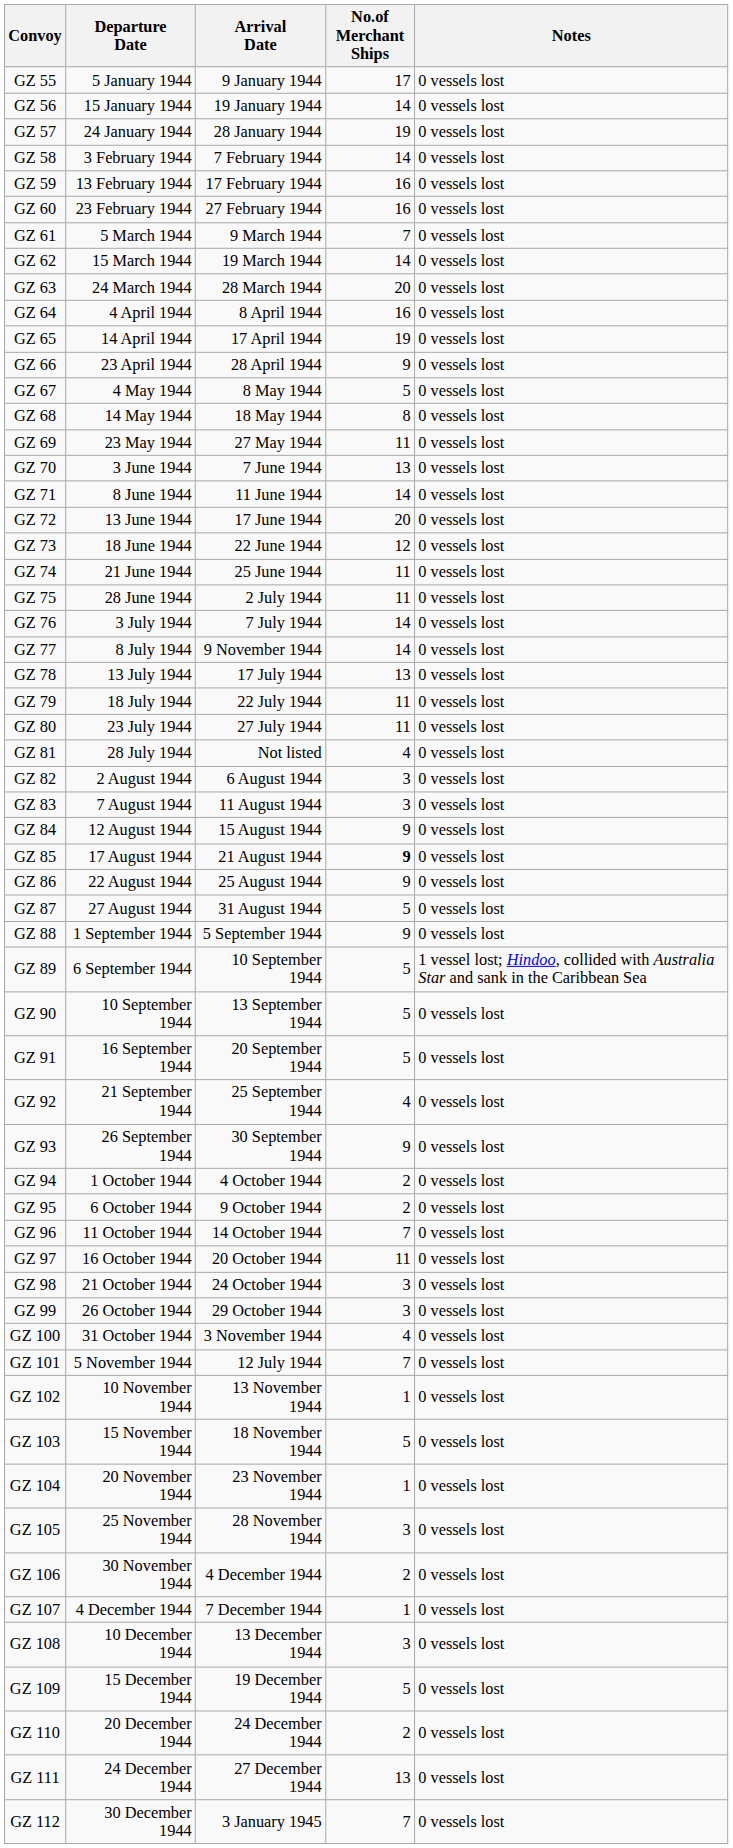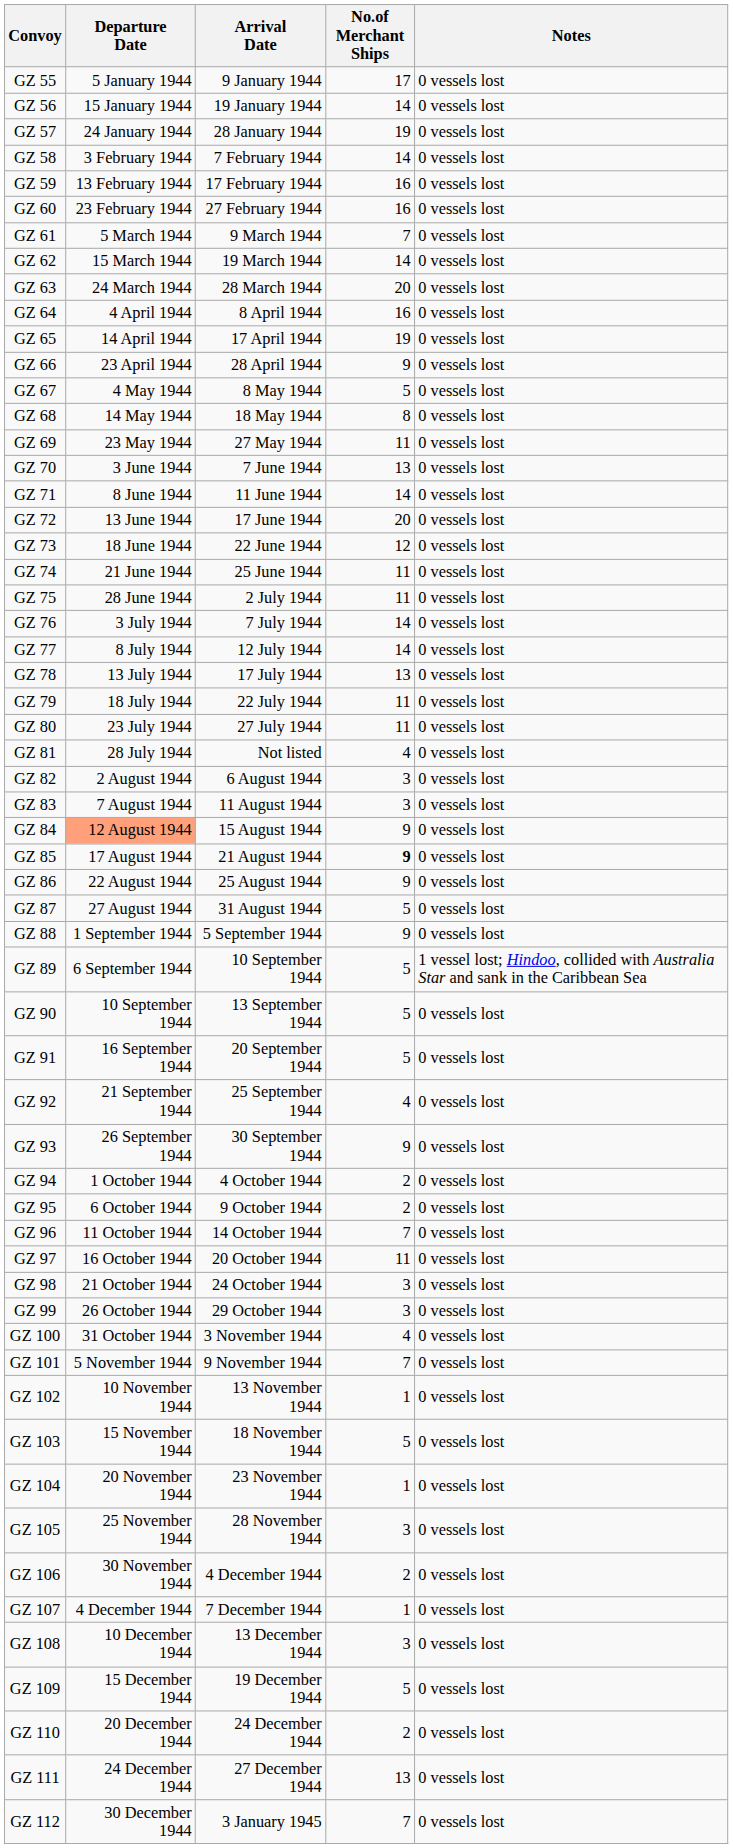(263, 649) 9 November 1944 -> (279, 649) 12 July 1944
(140, 830) no background -> (140, 830) lightsalmon background
(279, 1362) 12 July 1944 -> (263, 1362) 9 November 1944
